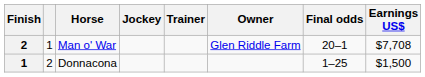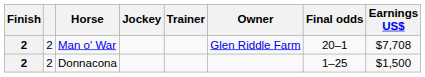(49, 44) 1 -> (49, 44) 2
(24, 63) 1 -> (24, 63) 2
